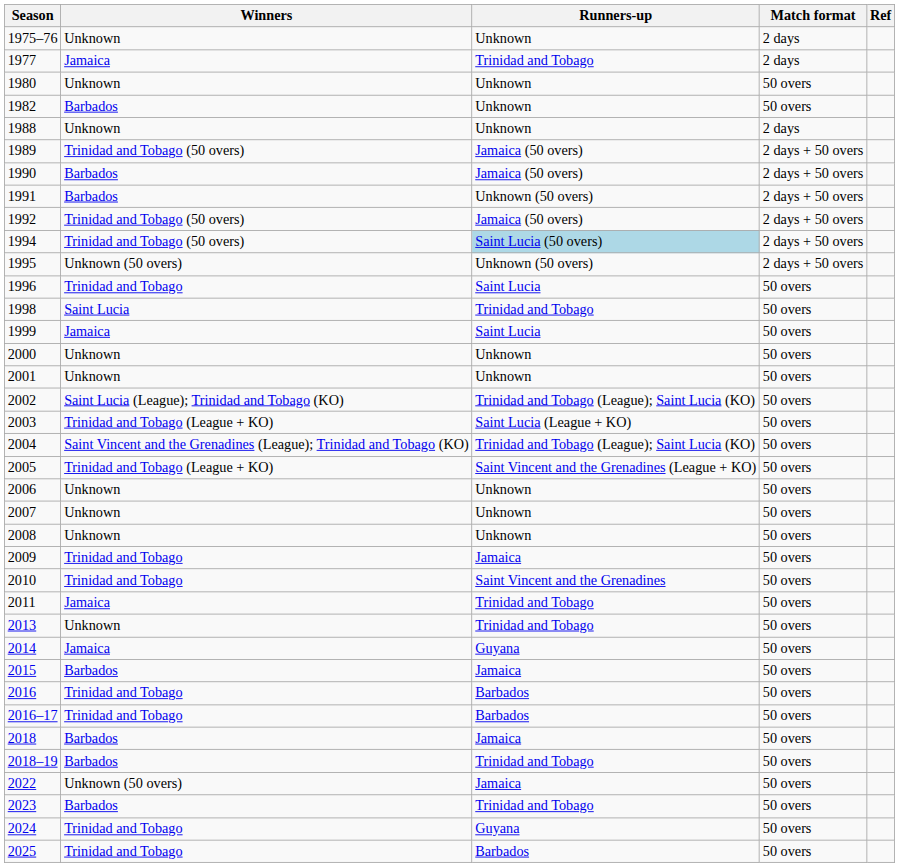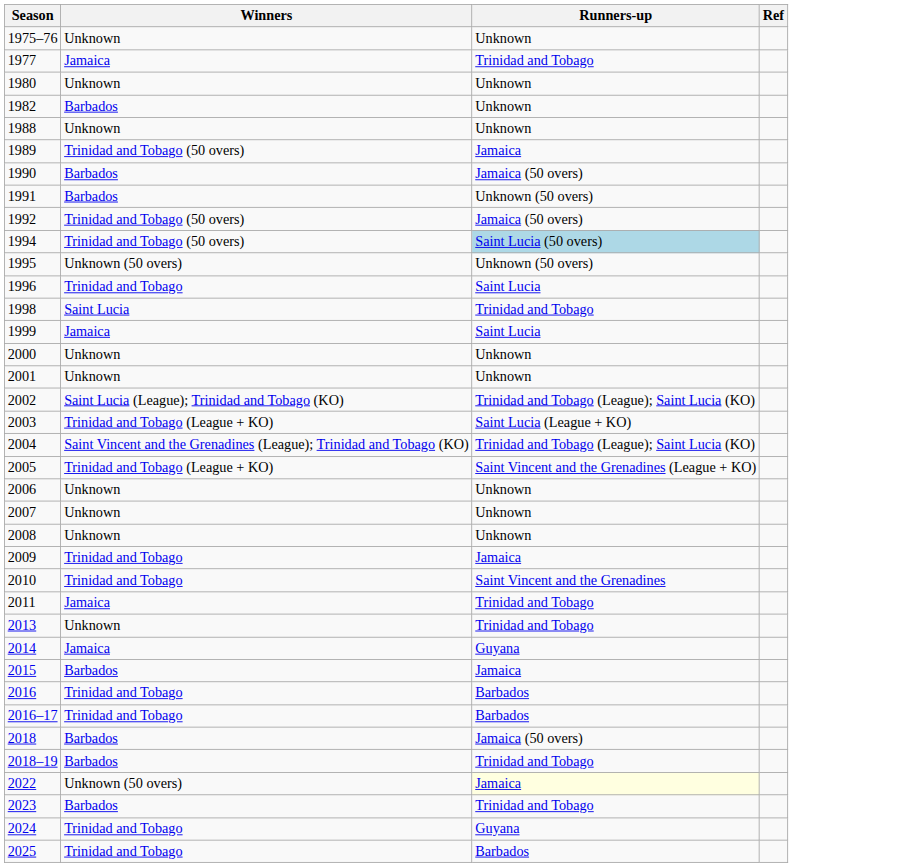- column: (813, 15)
(529, 151) Jamaica (50 overs) -> (498, 151) Jamaica
(498, 738) Jamaica -> (529, 738) Jamaica (50 overs)
(498, 783) no background -> (498, 783) lightyellow background
